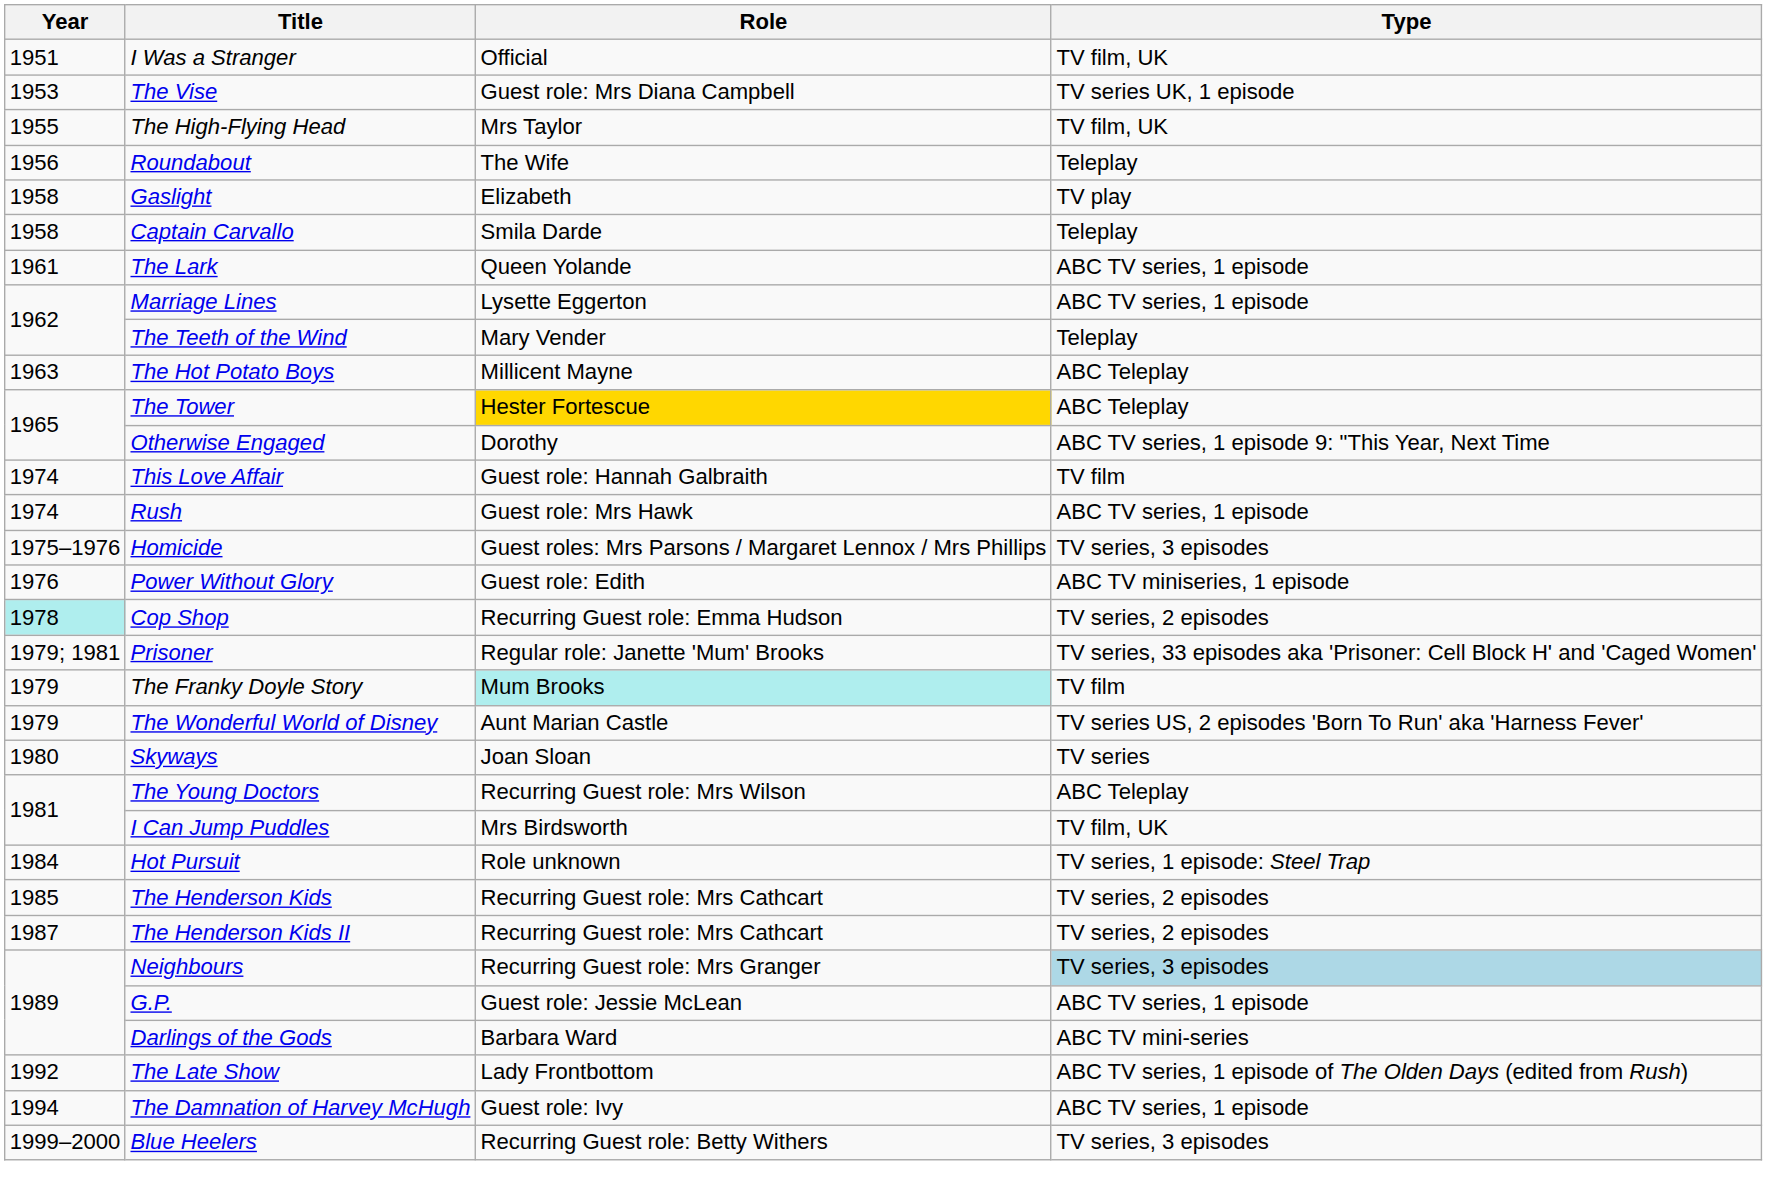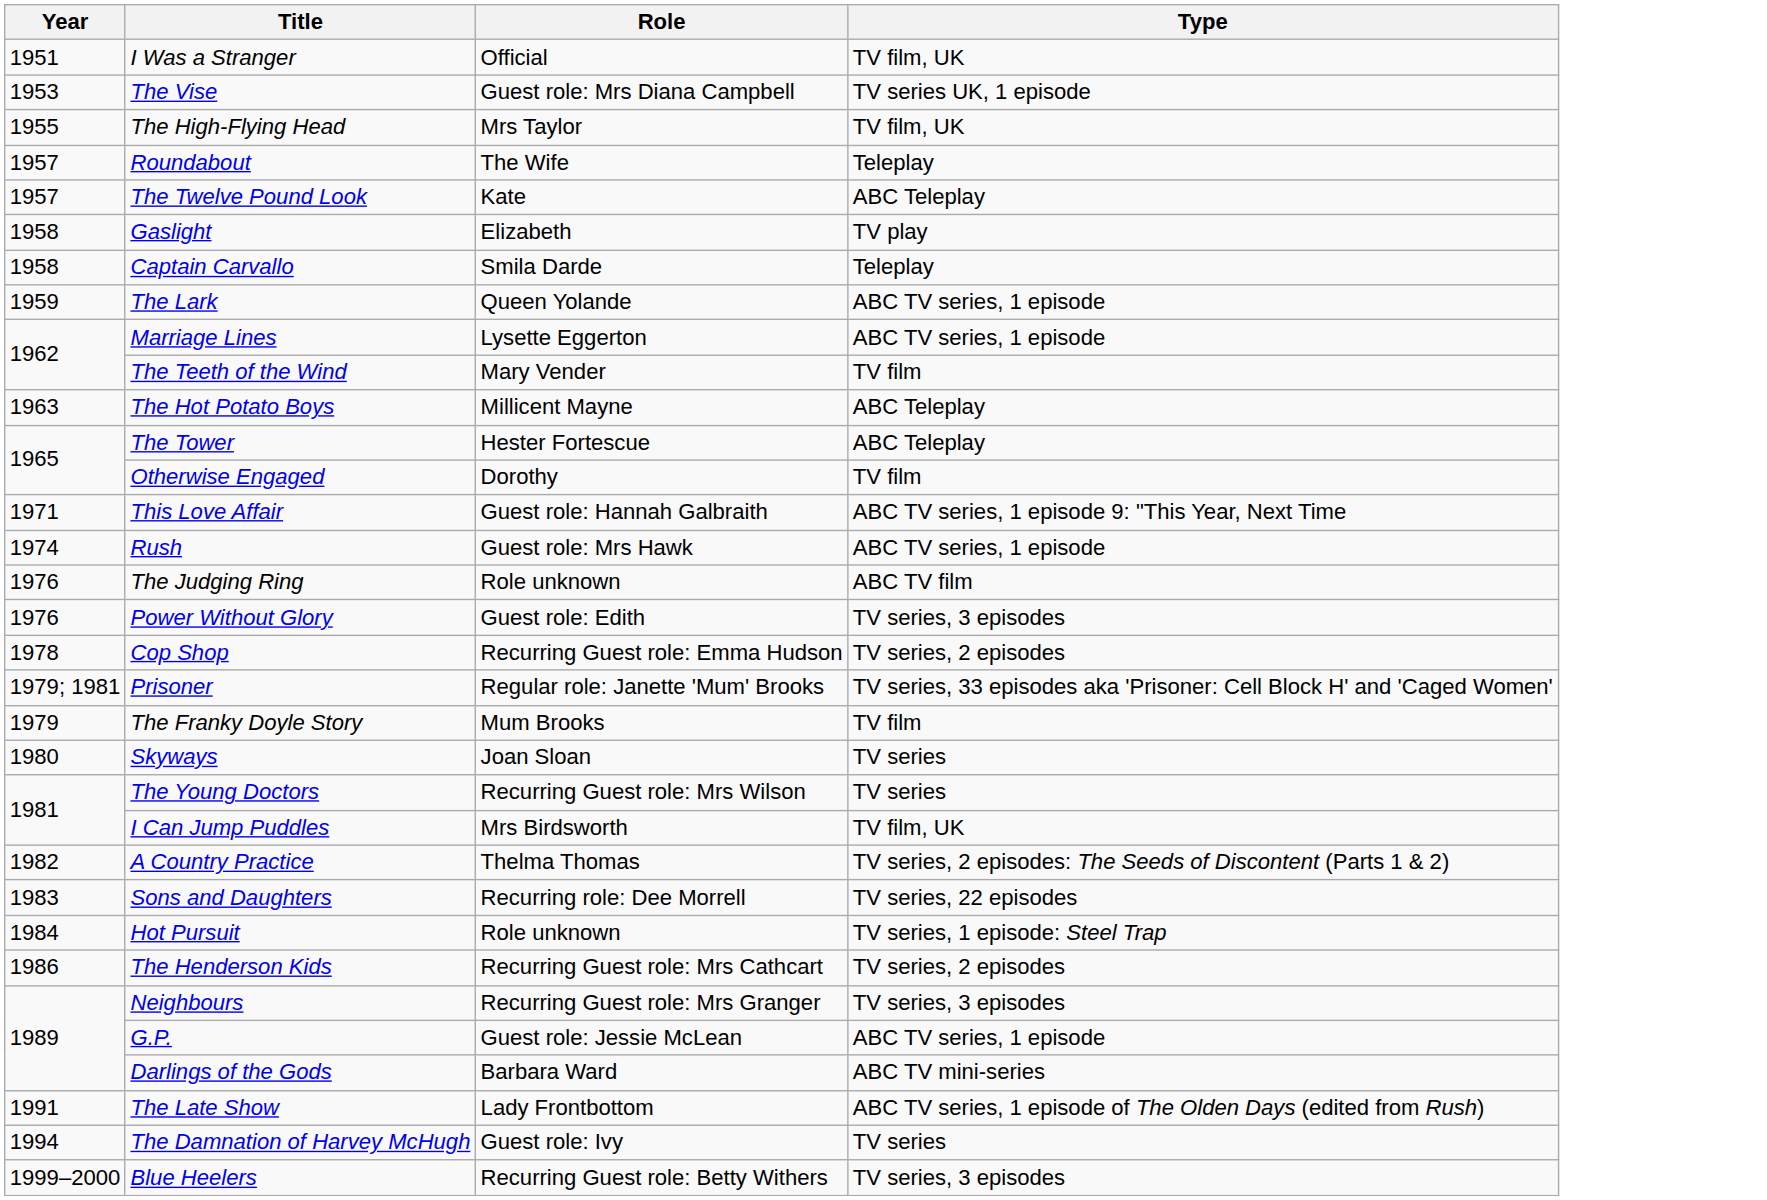(34, 162) 1956 -> (34, 162) 1957
+ row: (249, 197)
(34, 267) 1961 -> (34, 302) 1959
(1097, 337) Teleplay -> (887, 372) TV film
(565, 407) gold background -> (565, 442) no background
(1303, 442) ABC TV series, 1 episode 9: "This Year, Next Time -> (887, 477) TV film
(34, 477) 1974 -> (34, 512) 1971
(1091, 477) TV film -> (1100, 512) ABC TV series, 1 episode 9: "This Year, Next Time
- row: (176, 547)
+ row: (217, 582)
(1203, 582) ABC TV miniseries, 1 episode -> (959, 617) TV series, 3 episodes
(34, 617) paleturquoise background -> (34, 652) no background
(543, 687) paleturquoise background -> (543, 722) no background
- row: (284, 722)
(1123, 792) ABC Teleplay -> (899, 792) TV series
+ row: (222, 862)
+ row: (231, 897)
(34, 897) 1985 -> (34, 967) 1986
- row: (240, 932)
(1163, 967) lightblue background -> (959, 1002) no background
(34, 1072) 1992 -> (34, 1107) 1991
(1183, 1107) ABC TV series, 1 episode -> (899, 1142) TV series
